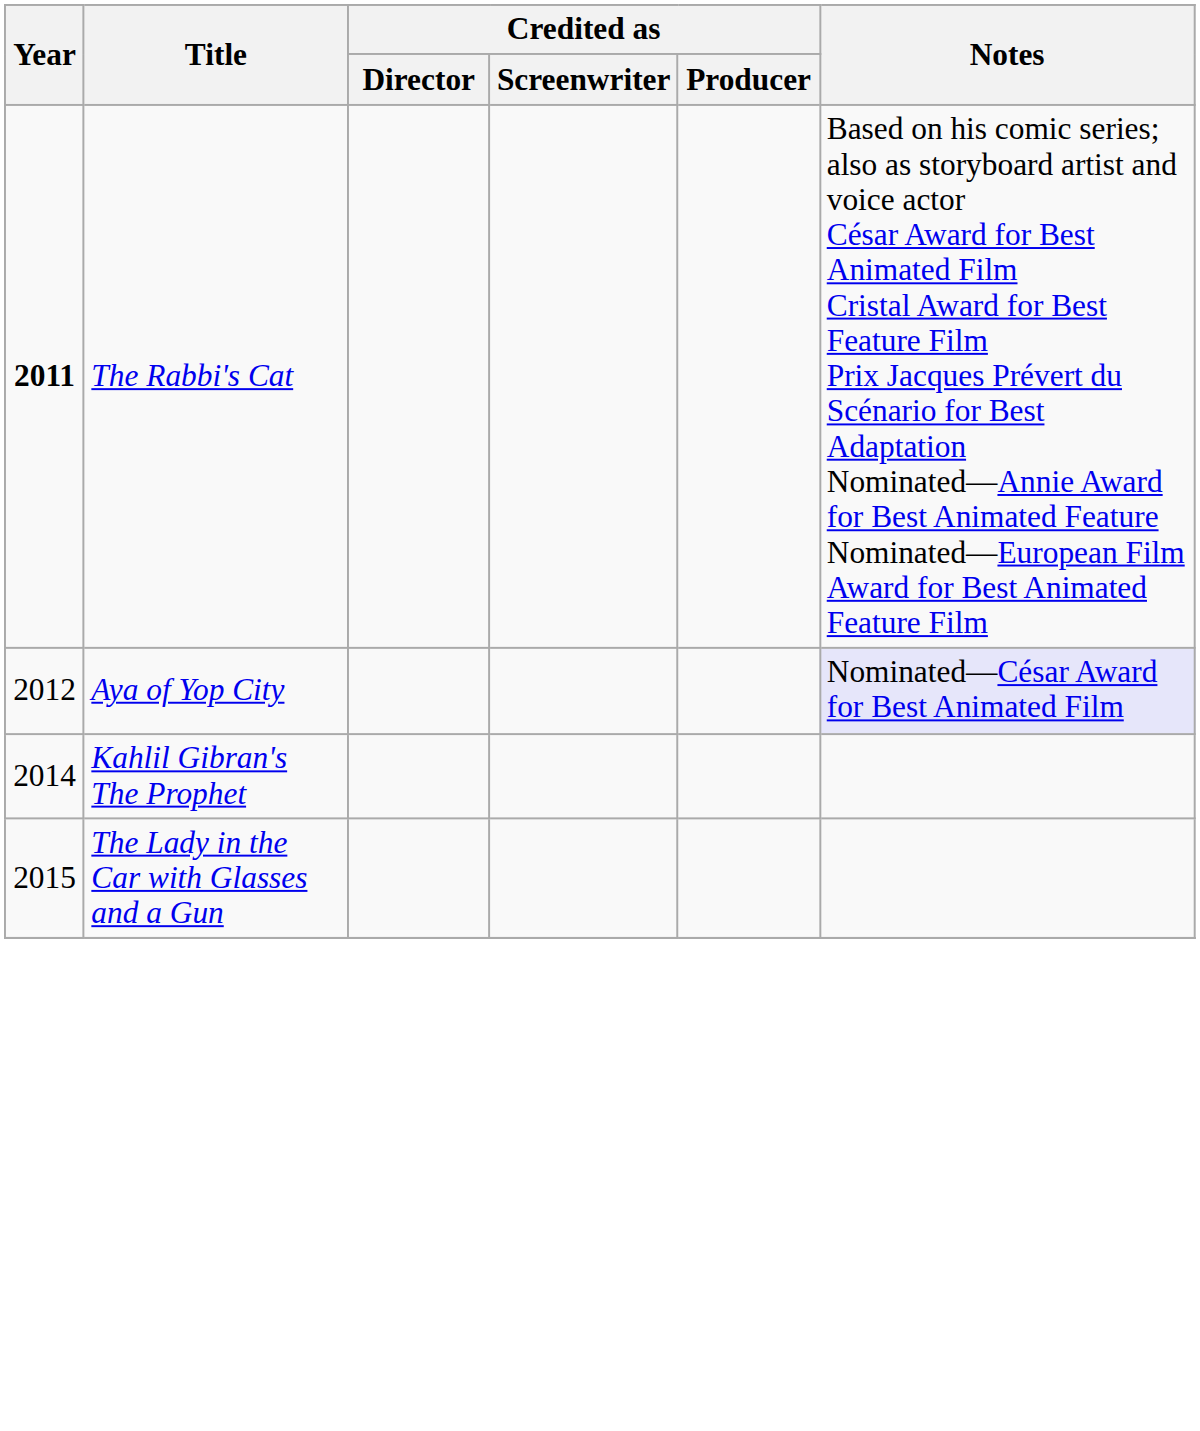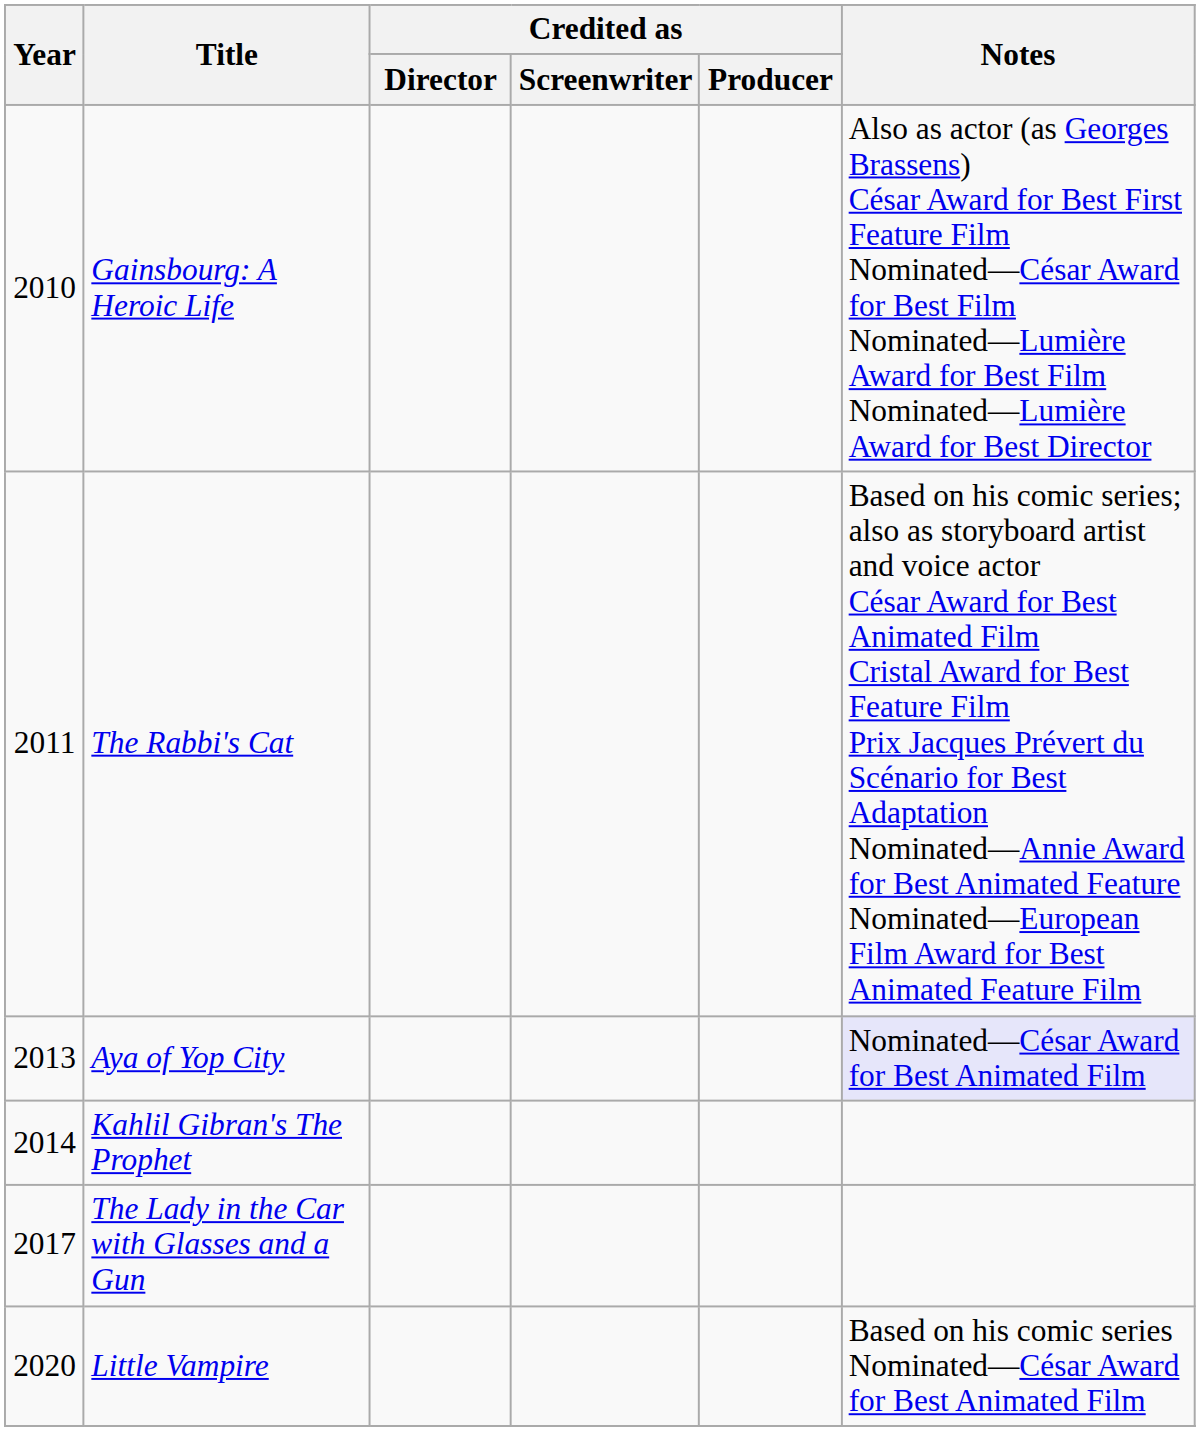+ row: (184, 287)
(45, 375) bold -> (45, 743) normal
(45, 690) 2012 -> (45, 1057) 2013
(45, 877) 2015 -> (45, 1245) 2017
+ row: (180, 1365)
